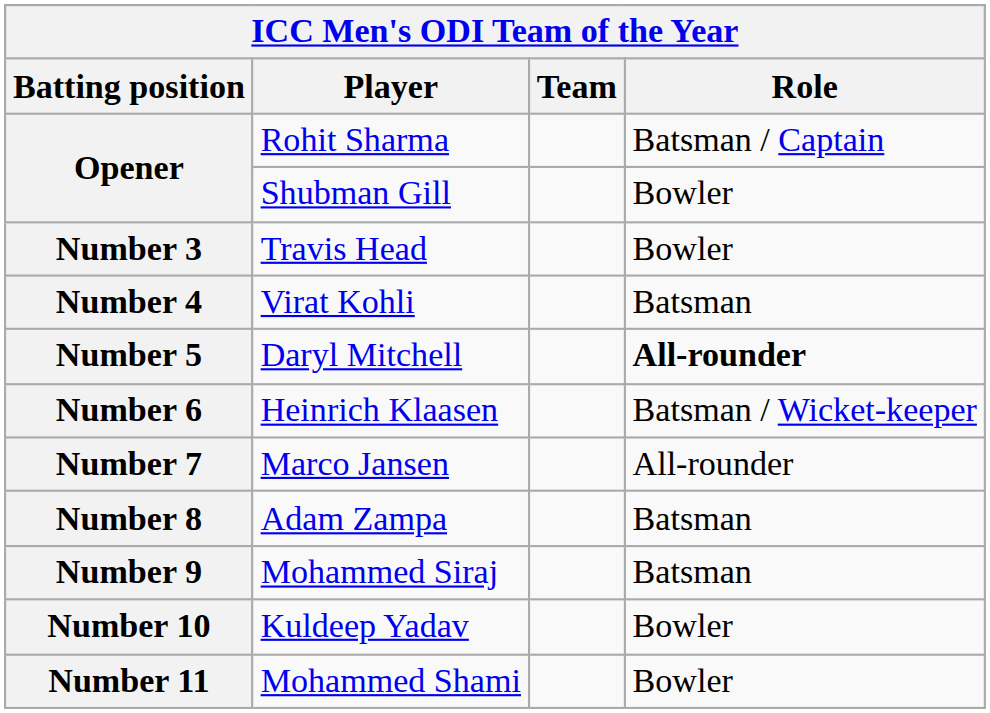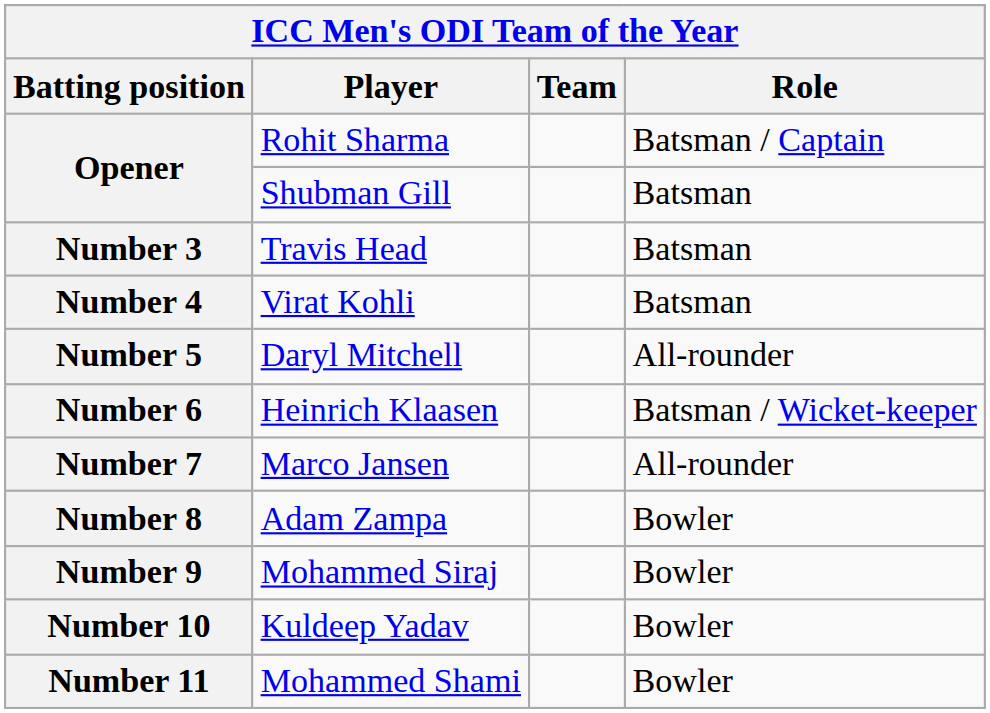(683, 193) Bowler -> (692, 193) Batsman
(683, 247) Bowler -> (692, 247) Batsman
(719, 355) bold -> (713, 355) normal
(692, 517) Batsman -> (683, 517) Bowler
(692, 572) Batsman -> (683, 572) Bowler
